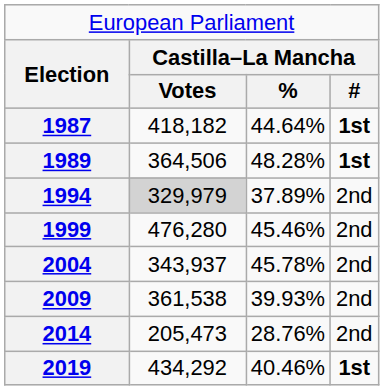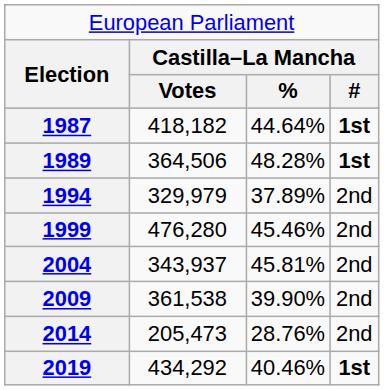(187, 195) lightgrey background -> (187, 195) no background
(288, 265) 45.78% -> (288, 265) 45.81%
(288, 299) 39.93% -> (288, 299) 39.90%
